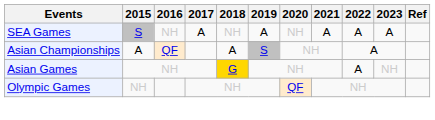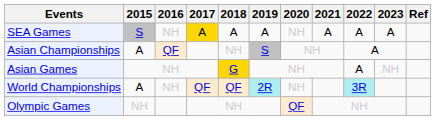(201, 32) no background -> (202, 32) gold background
(233, 32) NH -> (234, 32) A
(233, 51) A -> (234, 51) NH
+ row: (64, 88)
